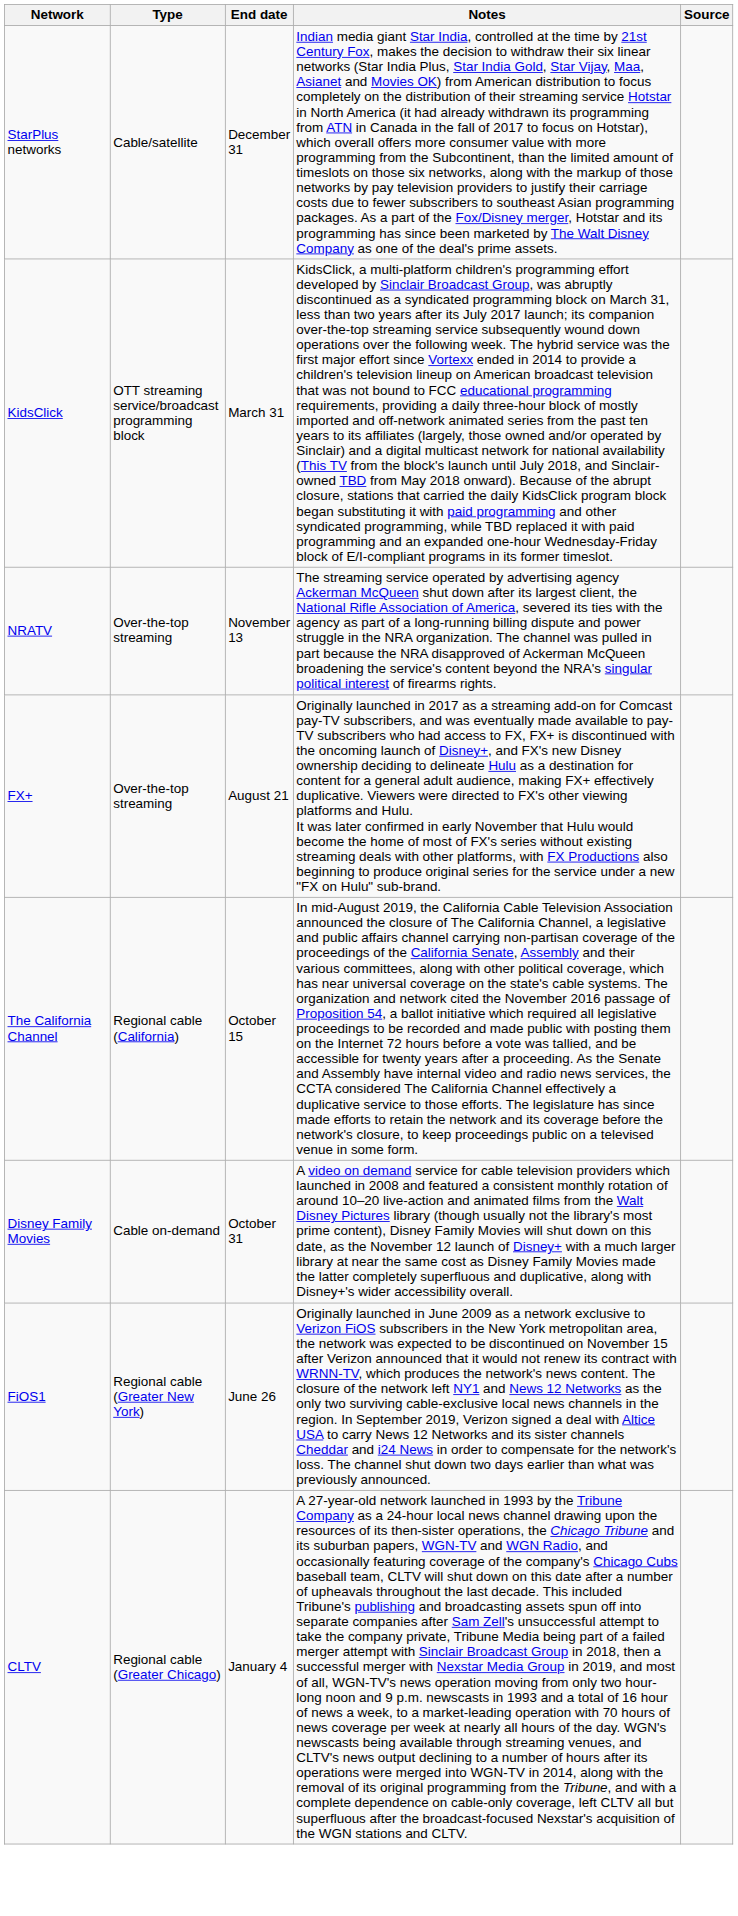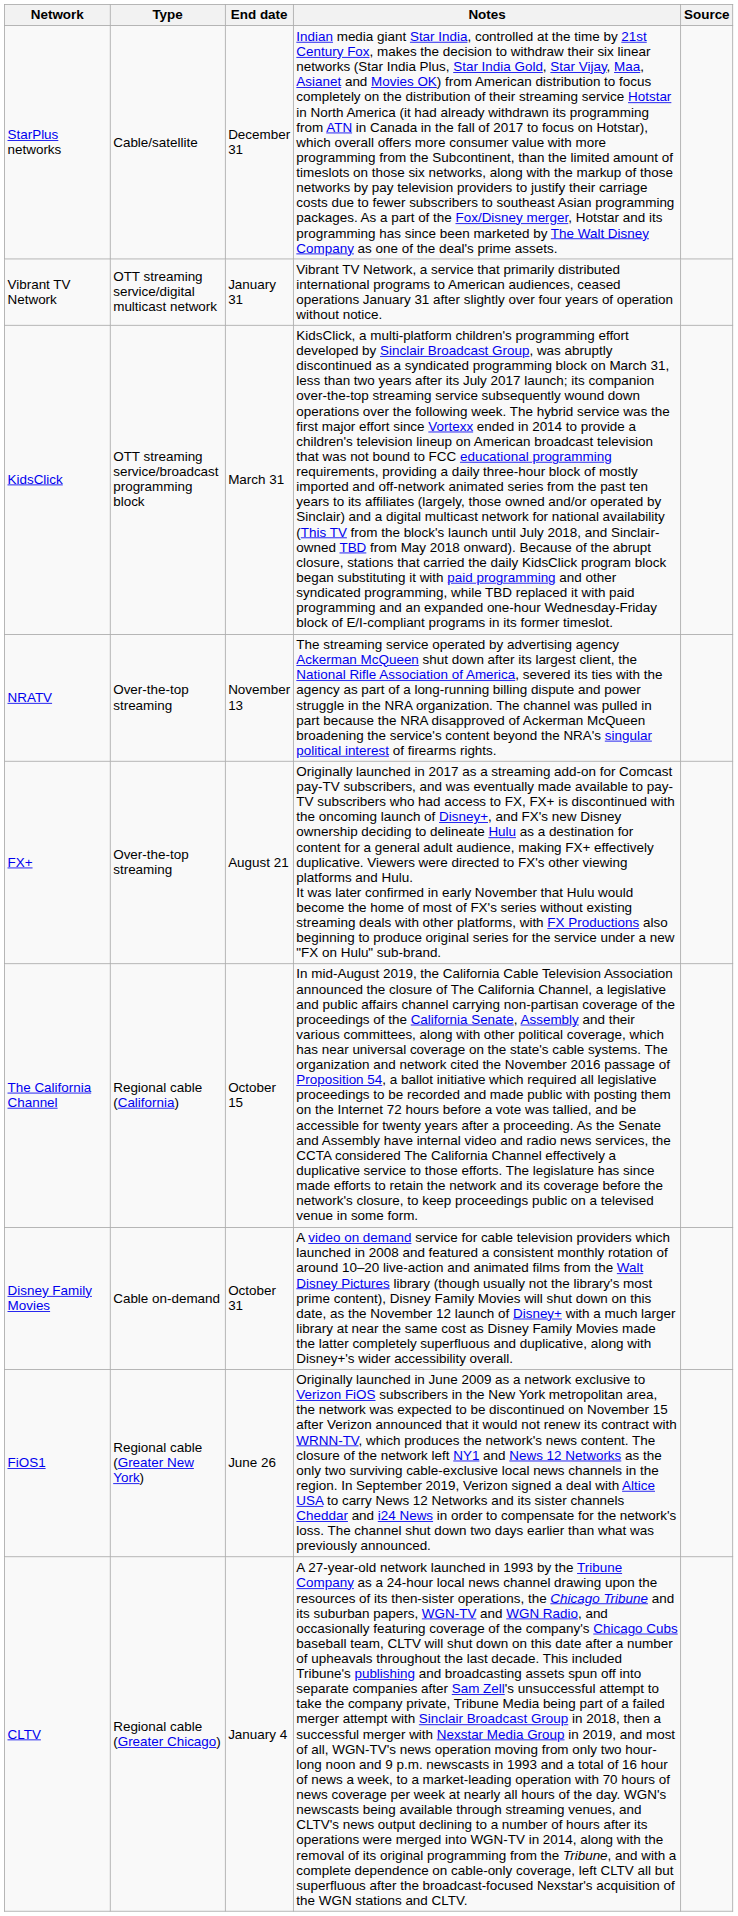+ row: (39, 292)
